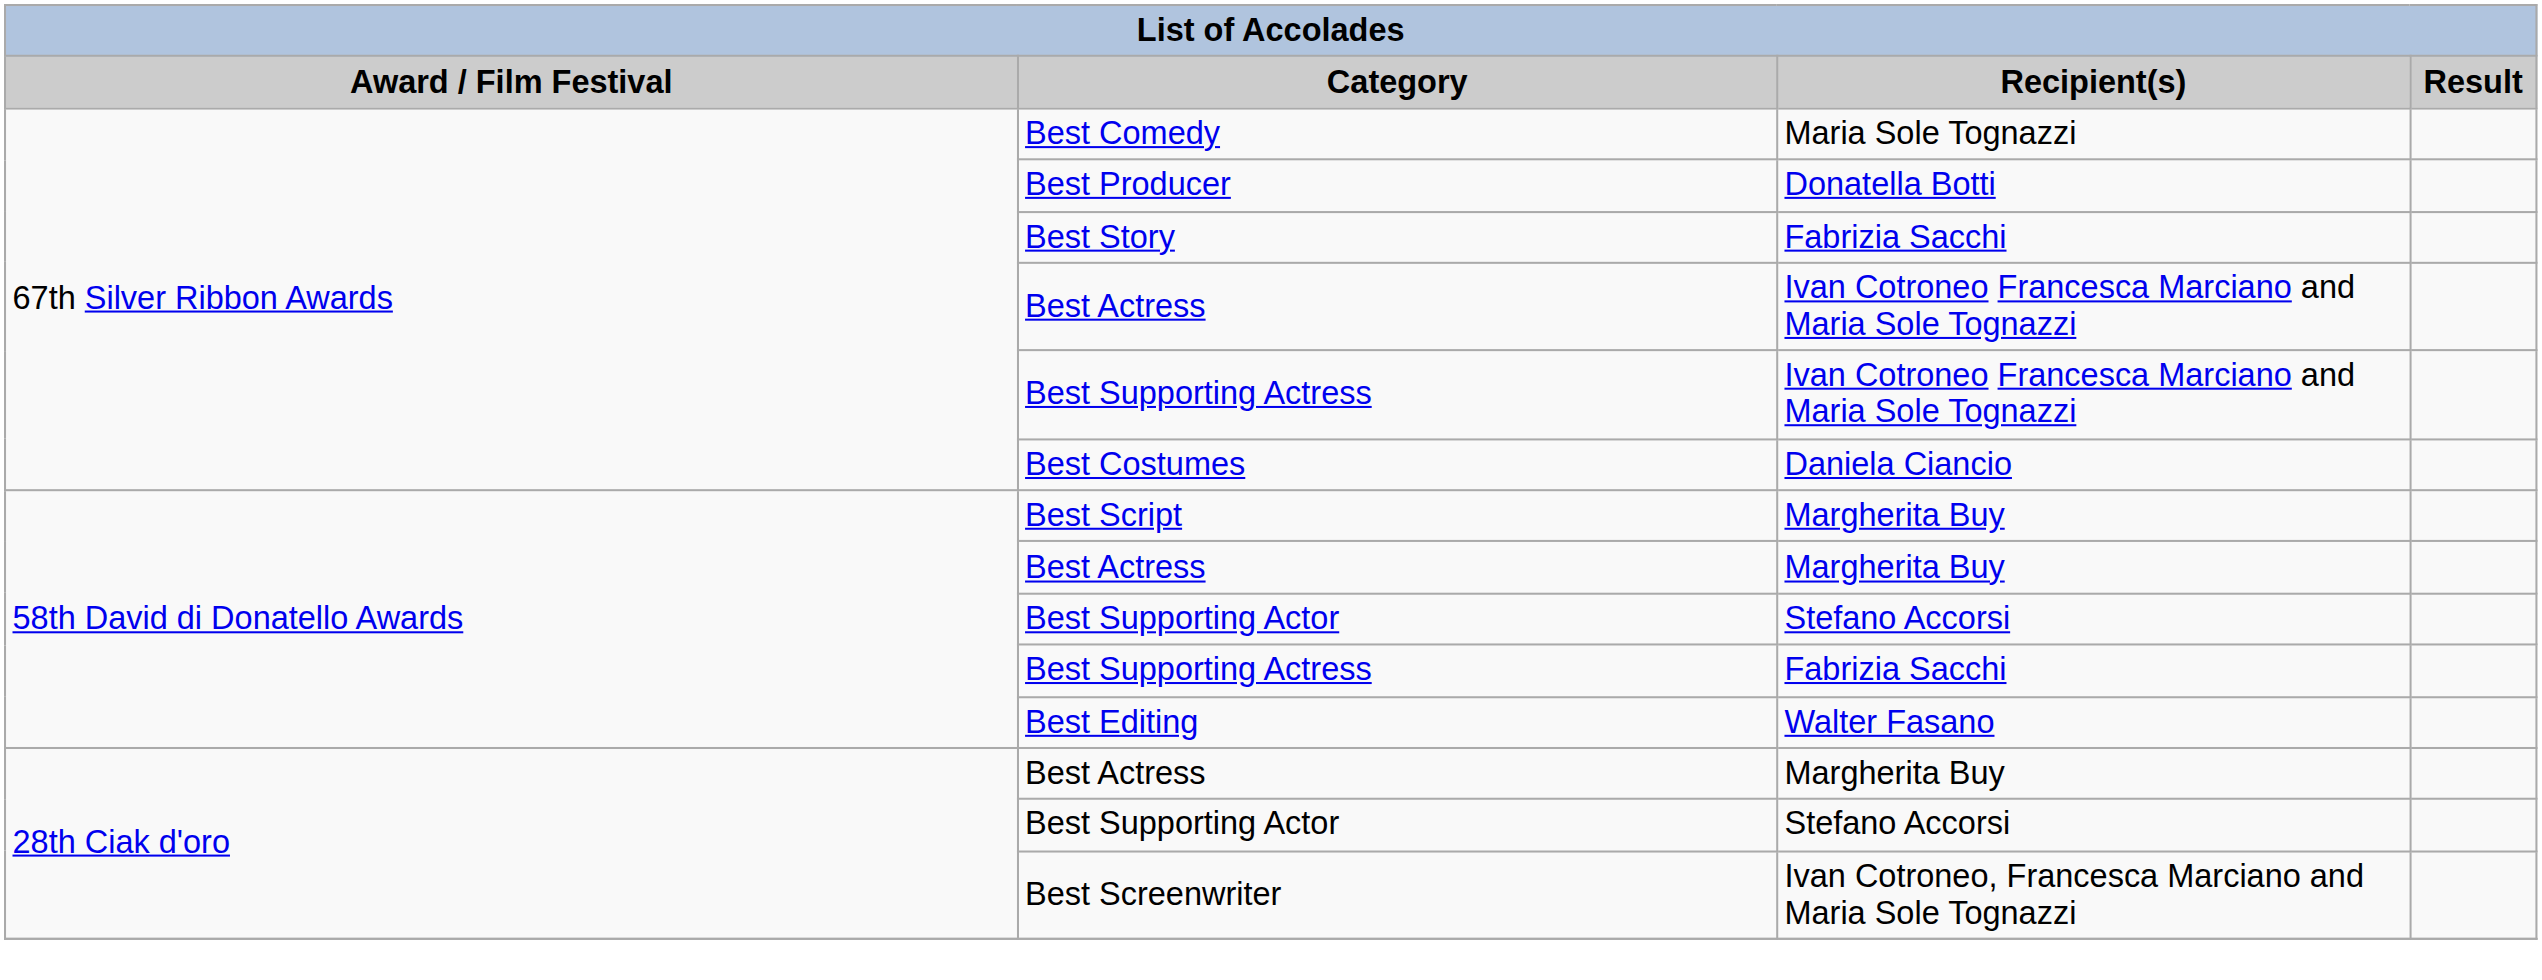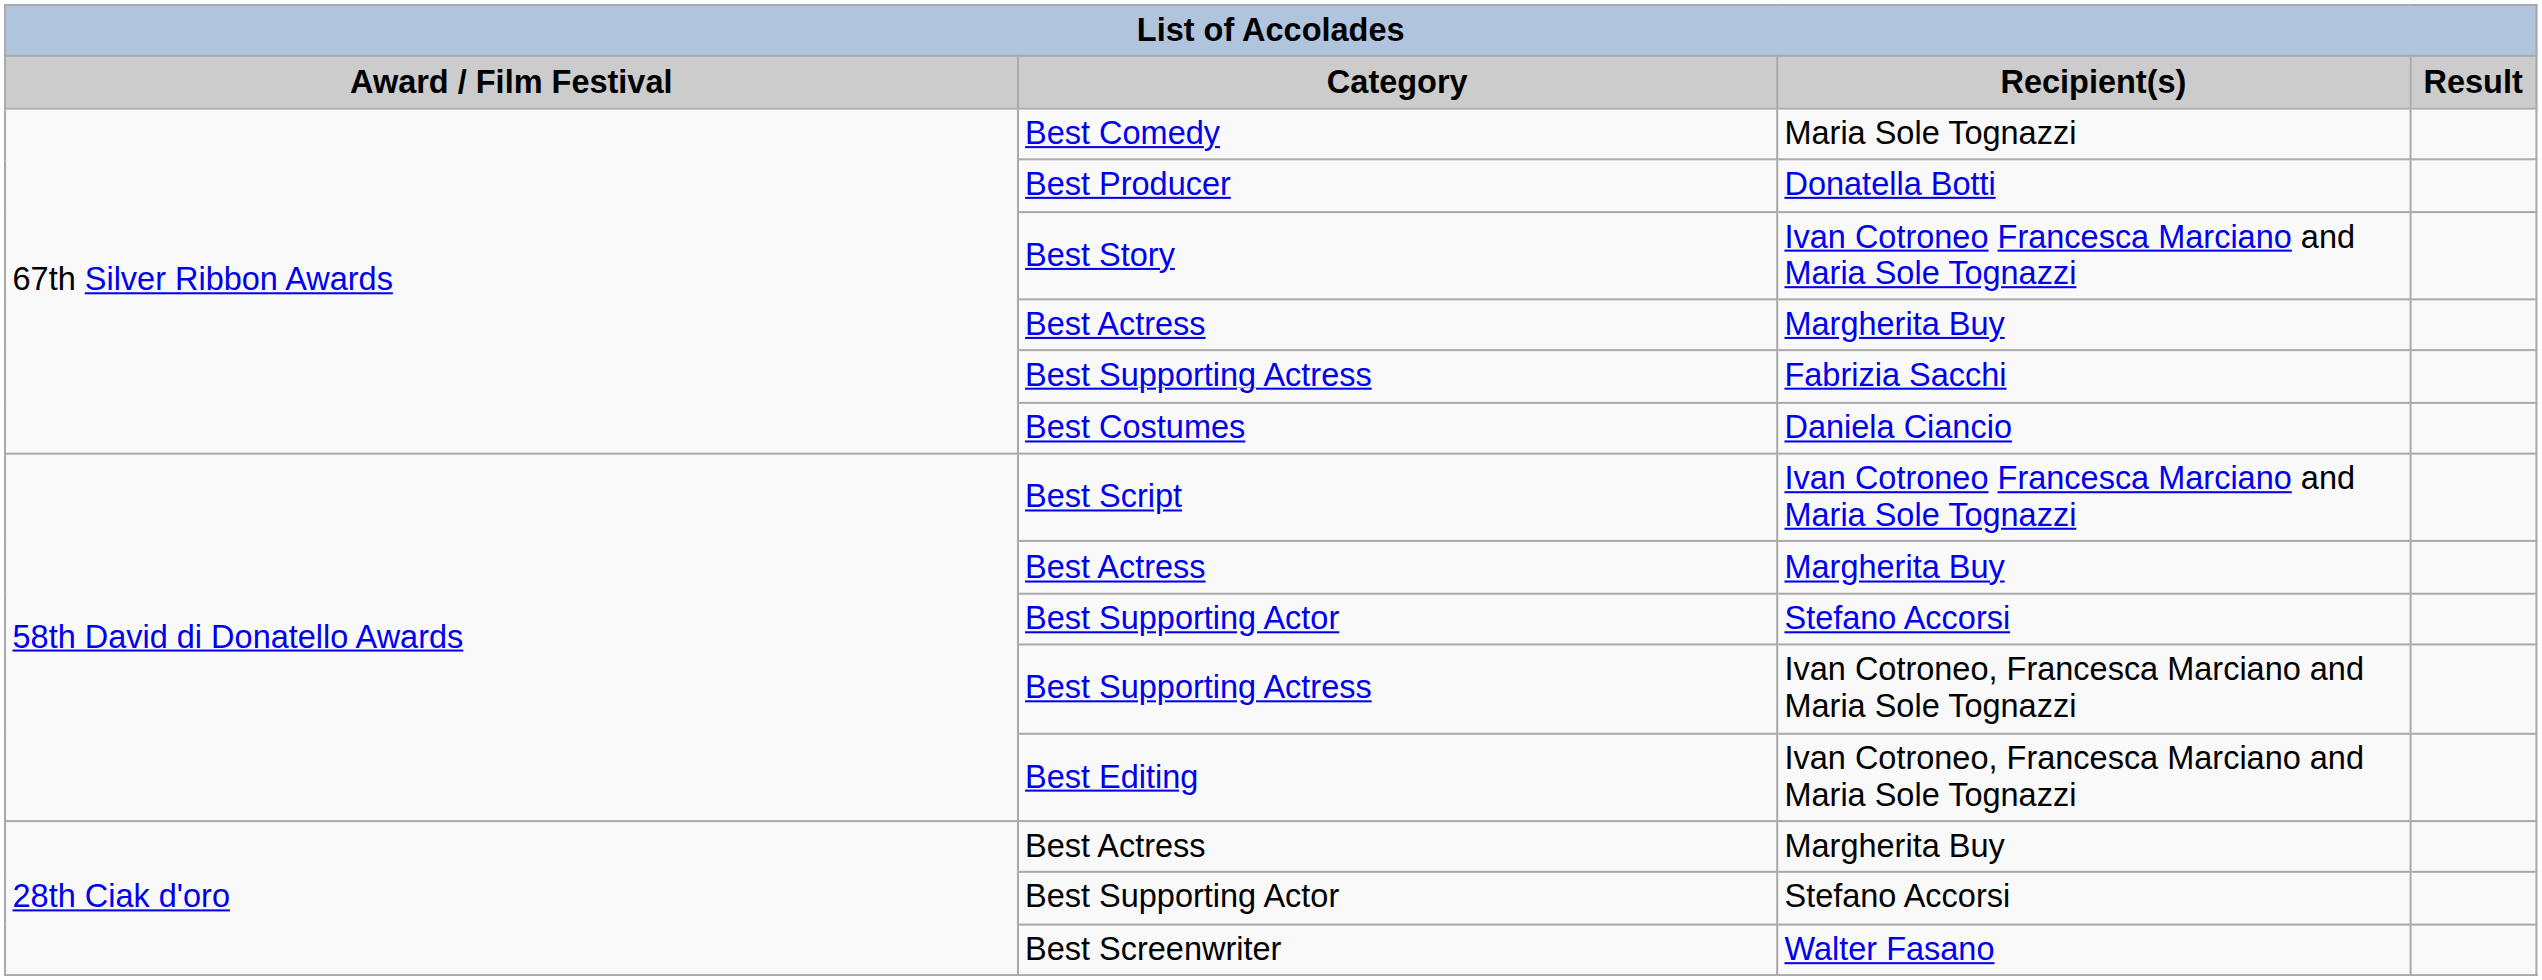(1895, 236) Fabrizia Sacchi -> (2070, 254) Ivan Cotroneo Francesca Marciano and Maria Sole Tognazzi
(2070, 306) Ivan Cotroneo Francesca Marciano and Maria Sole Tognazzi -> (1895, 324) Margherita Buy
(2070, 394) Ivan Cotroneo Francesca Marciano and Maria Sole Tognazzi -> (1895, 375) Fabrizia Sacchi
(1895, 515) Margherita Buy -> (2070, 497) Ivan Cotroneo Francesca Marciano and Maria Sole Tognazzi
(1895, 669) Fabrizia Sacchi -> (2074, 688) Ivan Cotroneo, Francesca Marciano and Maria Sole Tognazzi
(1889, 721) Walter Fasano -> (2074, 776) Ivan Cotroneo, Francesca Marciano and Maria Sole Tognazzi
(2074, 894) Ivan Cotroneo, Francesca Marciano and Maria Sole Tognazzi -> (1889, 949) Walter Fasano
